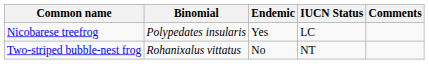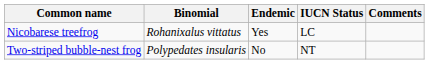(196, 31) Polypedates insularis -> (194, 31) Rohanixalus vittatus
(194, 50) Rohanixalus vittatus -> (196, 50) Polypedates insularis
